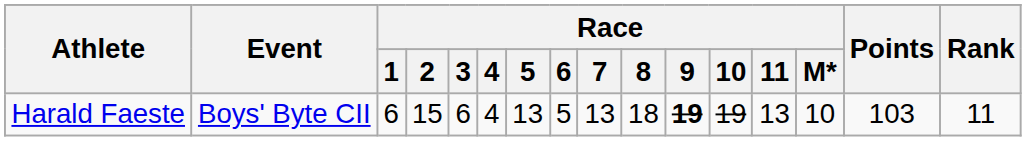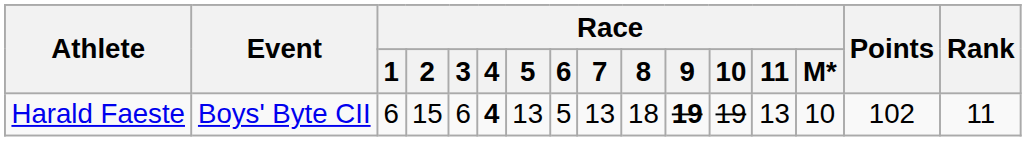(492, 115) normal -> (492, 115) bold
(892, 115) 103 -> (892, 115) 102
